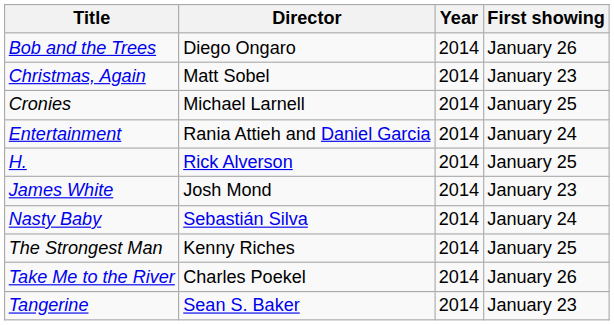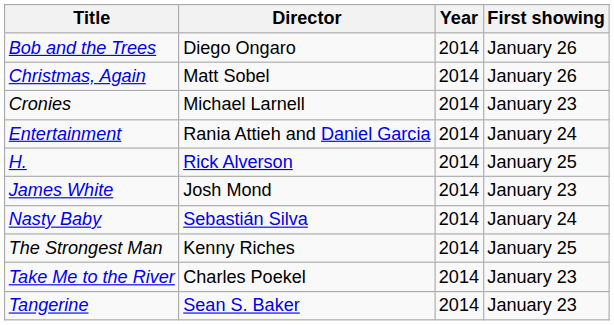(532, 76) January 23 -> (532, 76) January 26
(532, 104) January 25 -> (532, 104) January 23
(532, 276) January 26 -> (532, 276) January 23
